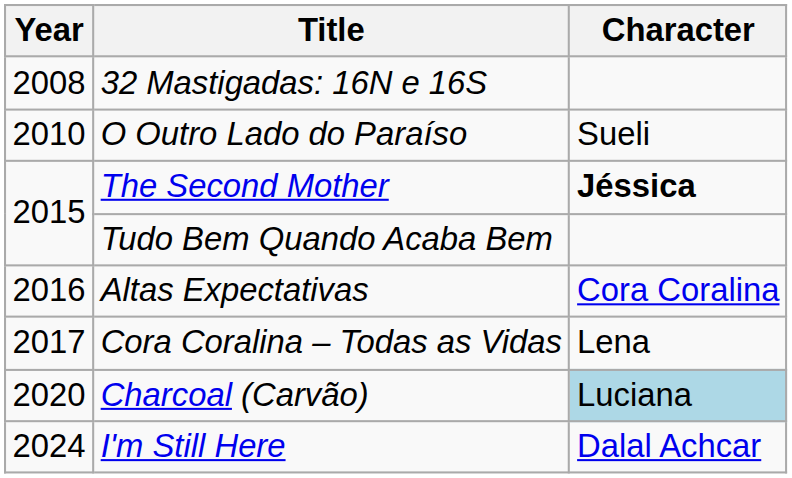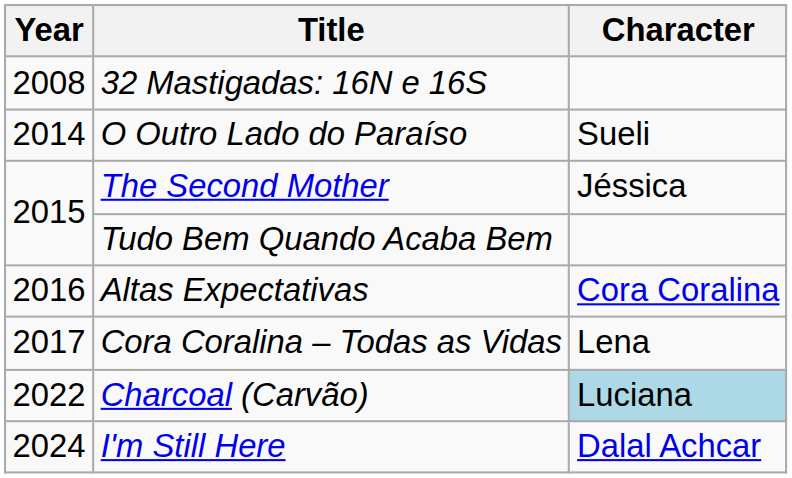(49, 134) 2010 -> (49, 134) 2014
(636, 186) bold -> (632, 186) normal
(49, 394) 2020 -> (49, 394) 2022
